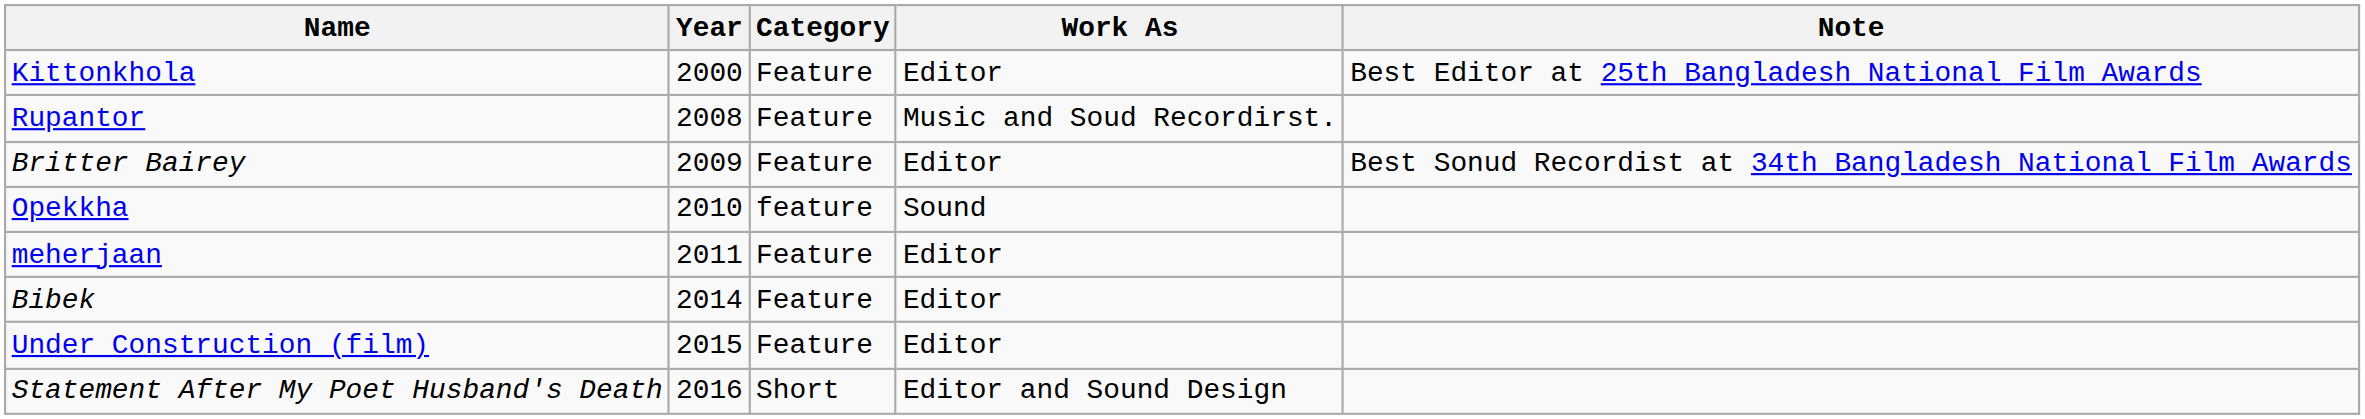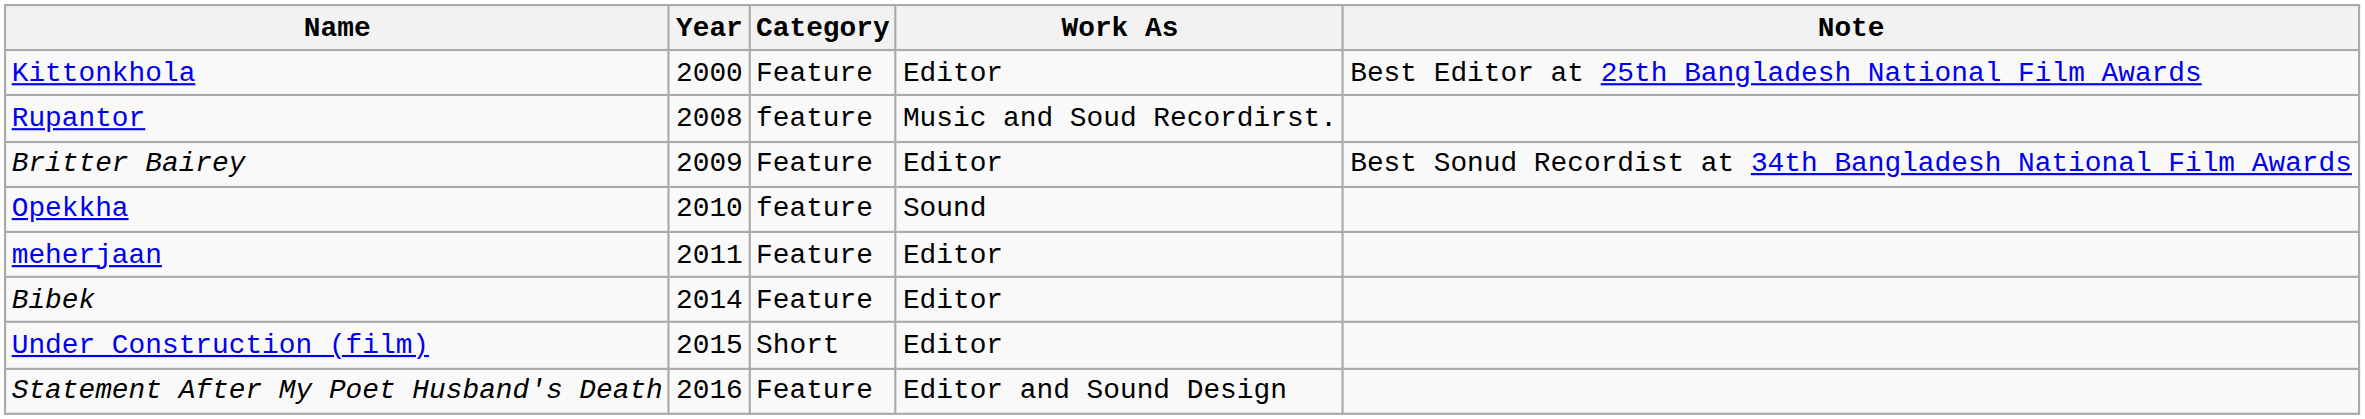(815, 118) Feature -> (815, 118) feature
(815, 345) Feature -> (798, 345) Short
(798, 390) Short -> (815, 390) Feature
